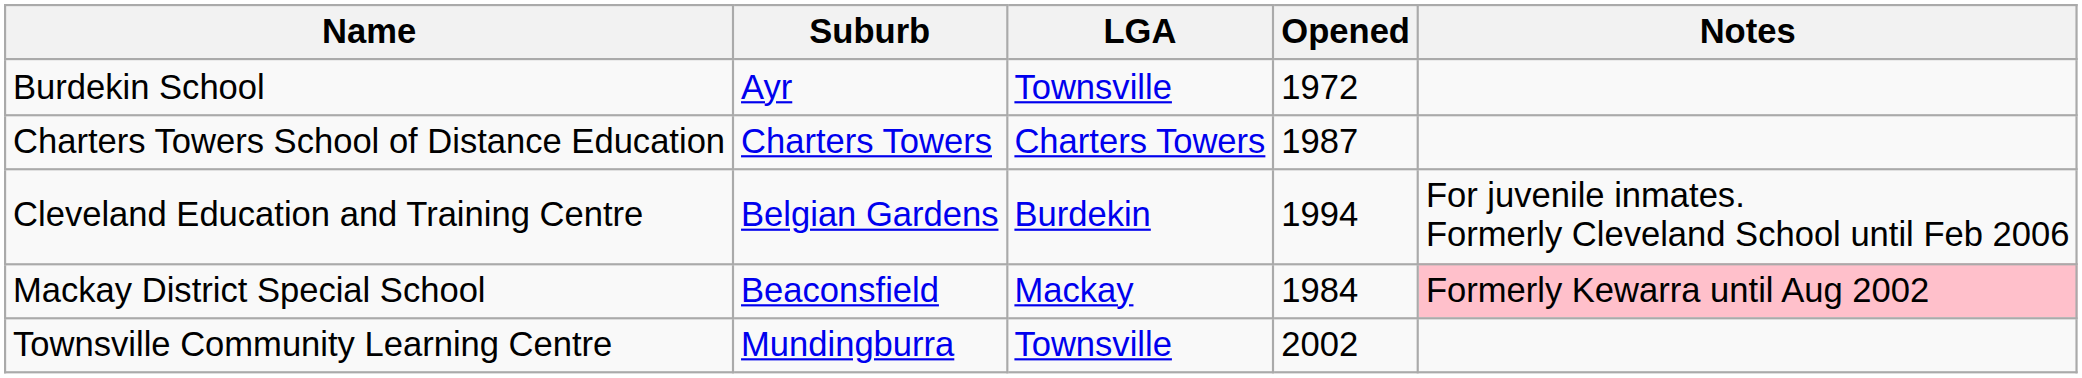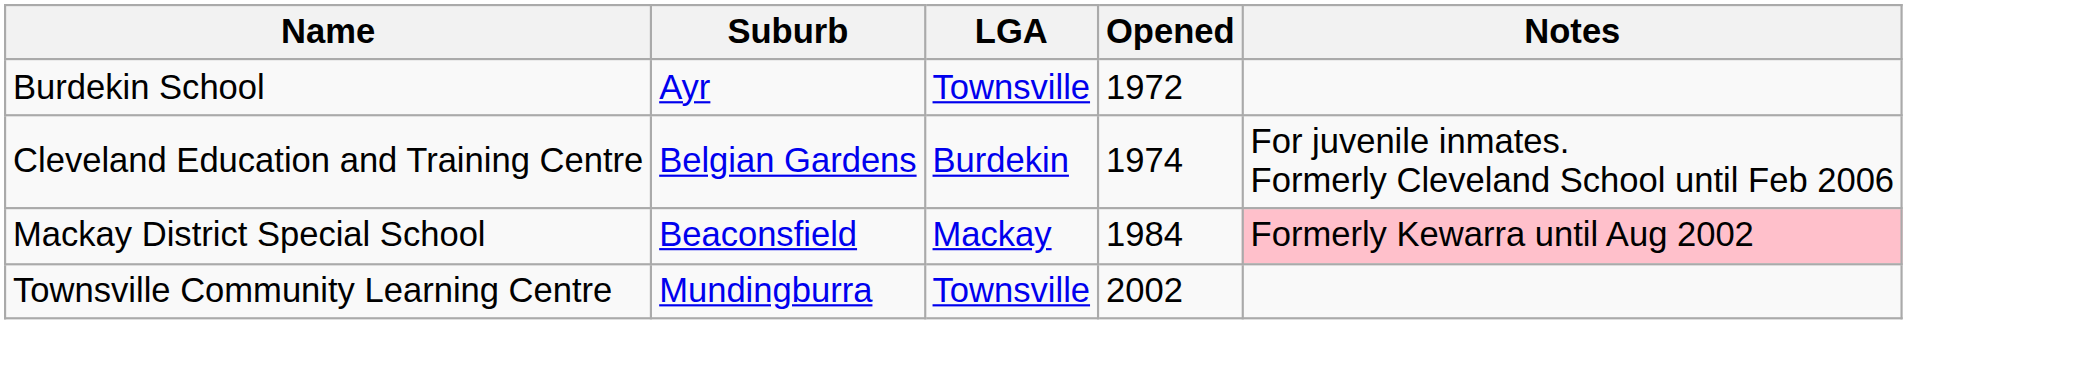- row: (369, 141)
(1320, 215) 1994 -> (1144, 160) 1974
